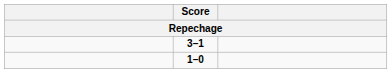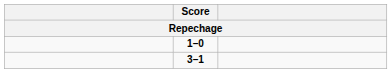rows swapped: (196, 44) <-> (196, 60)
